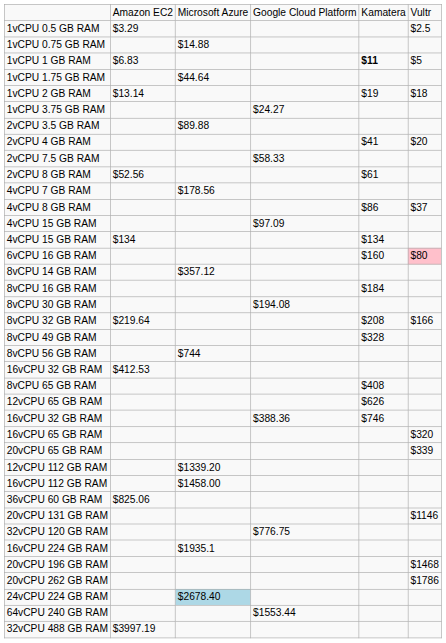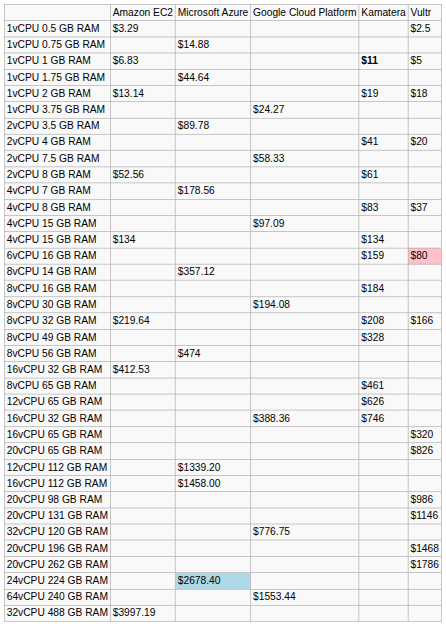(193, 126) $89.88 -> (193, 126) $89.78
(370, 207) $86 -> (370, 207) $83
(373, 256) $160 -> (373, 256) $159
(189, 353) $744 -> (189, 353) $474
(373, 386) $408 -> (373, 386) $461
(422, 451) $339 -> (422, 451) $826
+ row: (54, 499)
- row: (54, 499)
- row: (57, 548)
